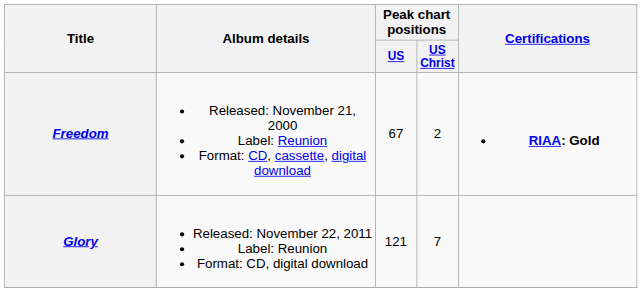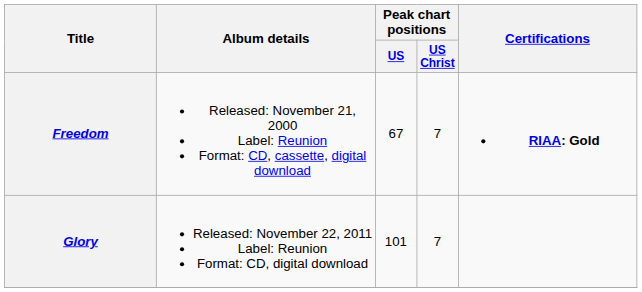(437, 133) 2 -> (437, 133) 7
(396, 241) 121 -> (396, 241) 101
